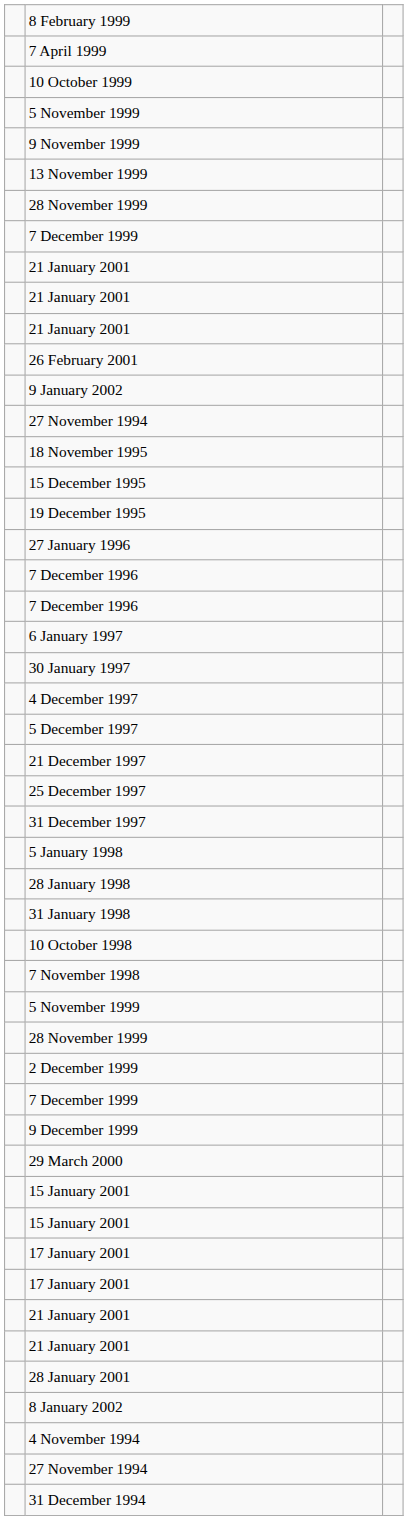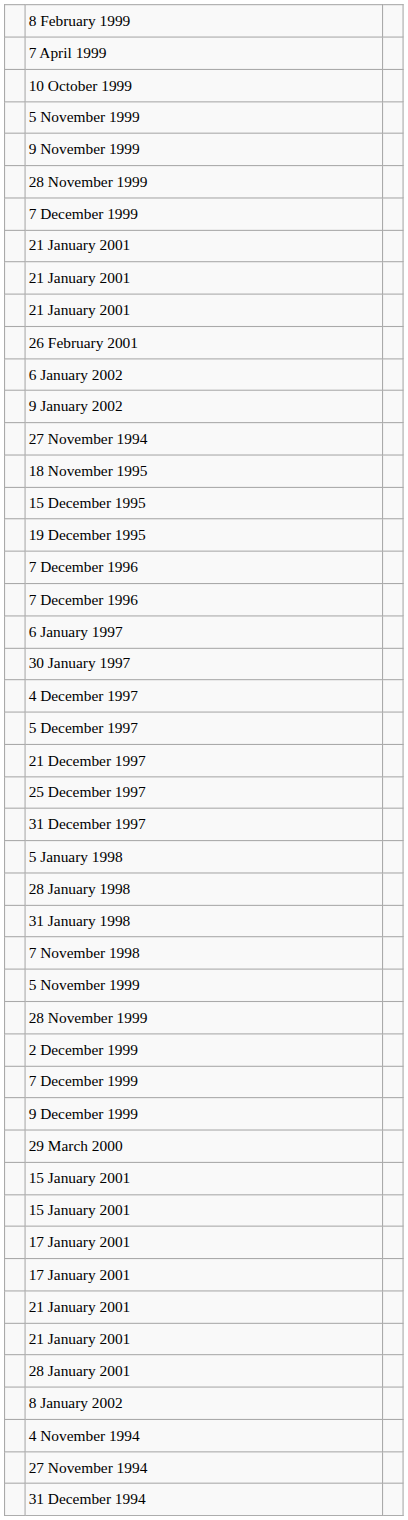- row: (15, 174)
+ row: (15, 375)
- row: (15, 544)
- row: (15, 945)
